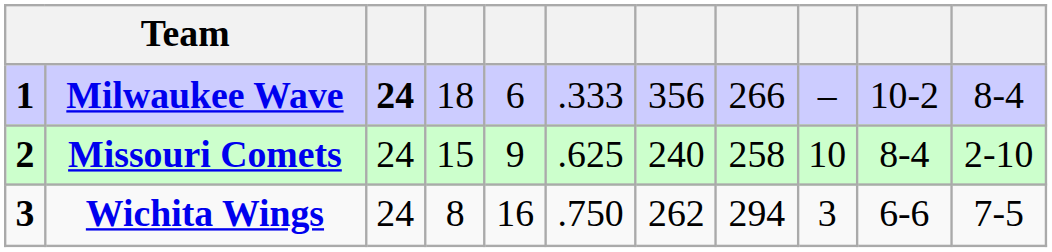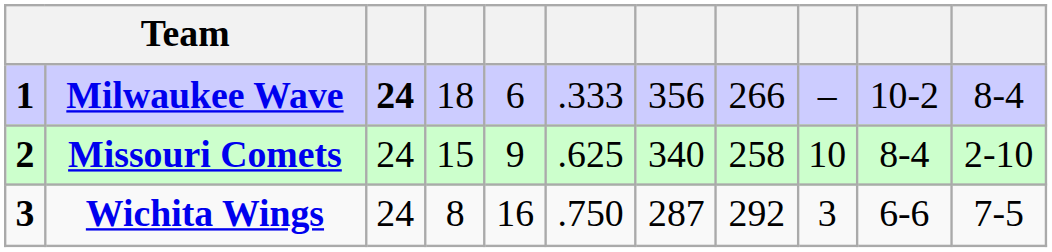(676, 154) 240 -> (676, 154) 340
(676, 214) 262 -> (676, 214) 287
(757, 214) 294 -> (757, 214) 292
